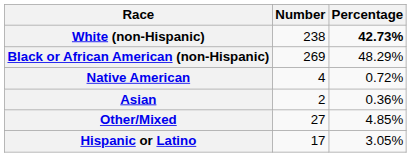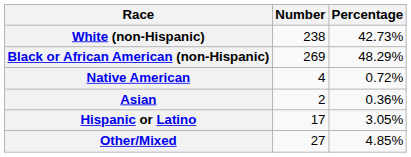(381, 36) bold -> (381, 36) normal
rows swapped: (138, 120) <-> (138, 141)
